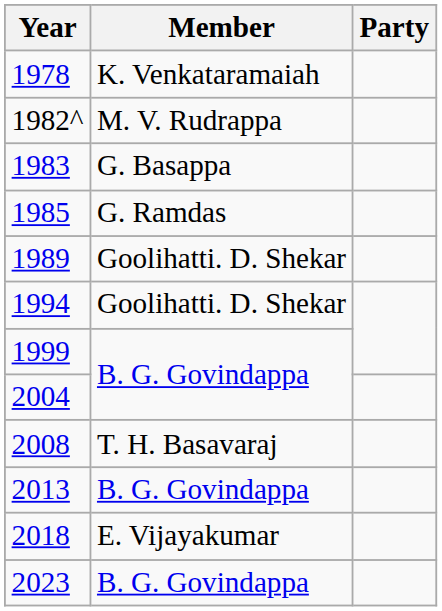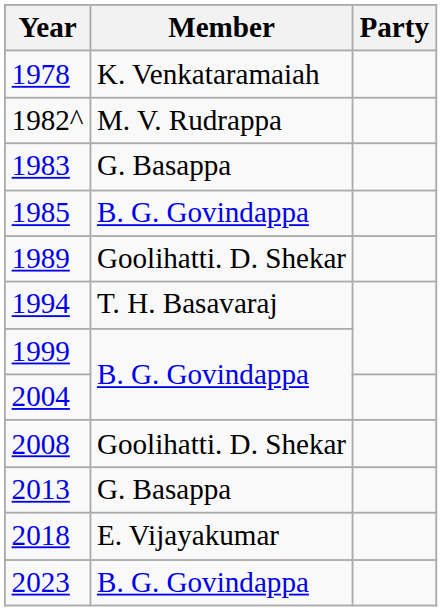(162, 212) G. Ramdas -> (203, 212) B. G. Govindappa
(222, 304) Goolihatti. D. Shekar -> (187, 304) T. H. Basavaraj
(187, 443) T. H. Basavaraj -> (222, 443) Goolihatti. D. Shekar
(203, 489) B. G. Govindappa -> (164, 489) G. Basappa
